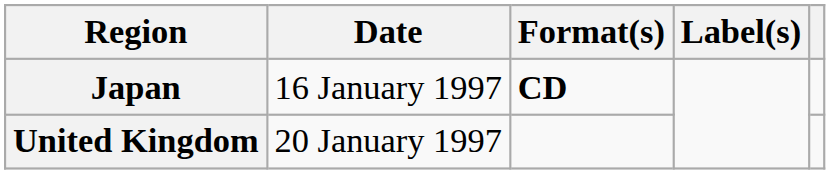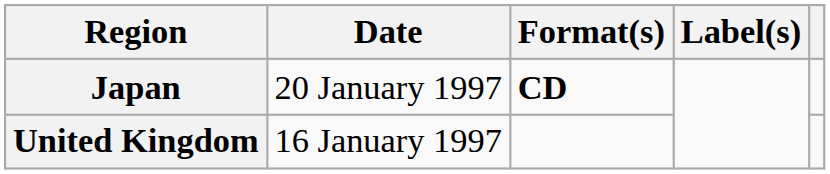(388, 86) 16 January 1997 -> (388, 86) 20 January 1997
(388, 140) 20 January 1997 -> (388, 140) 16 January 1997
